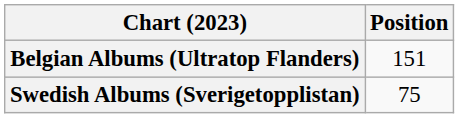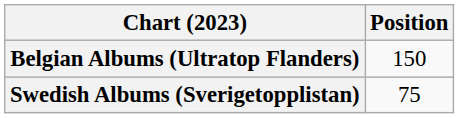(409, 58) 151 -> (409, 58) 150
